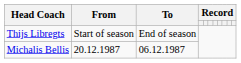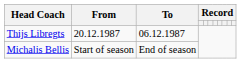(104, 33) Start of season -> (97, 33) 20.12.1987
(167, 33) End of season -> (162, 33) 06.12.1987
(97, 49) 20.12.1987 -> (104, 49) Start of season
(162, 49) 06.12.1987 -> (167, 49) End of season
